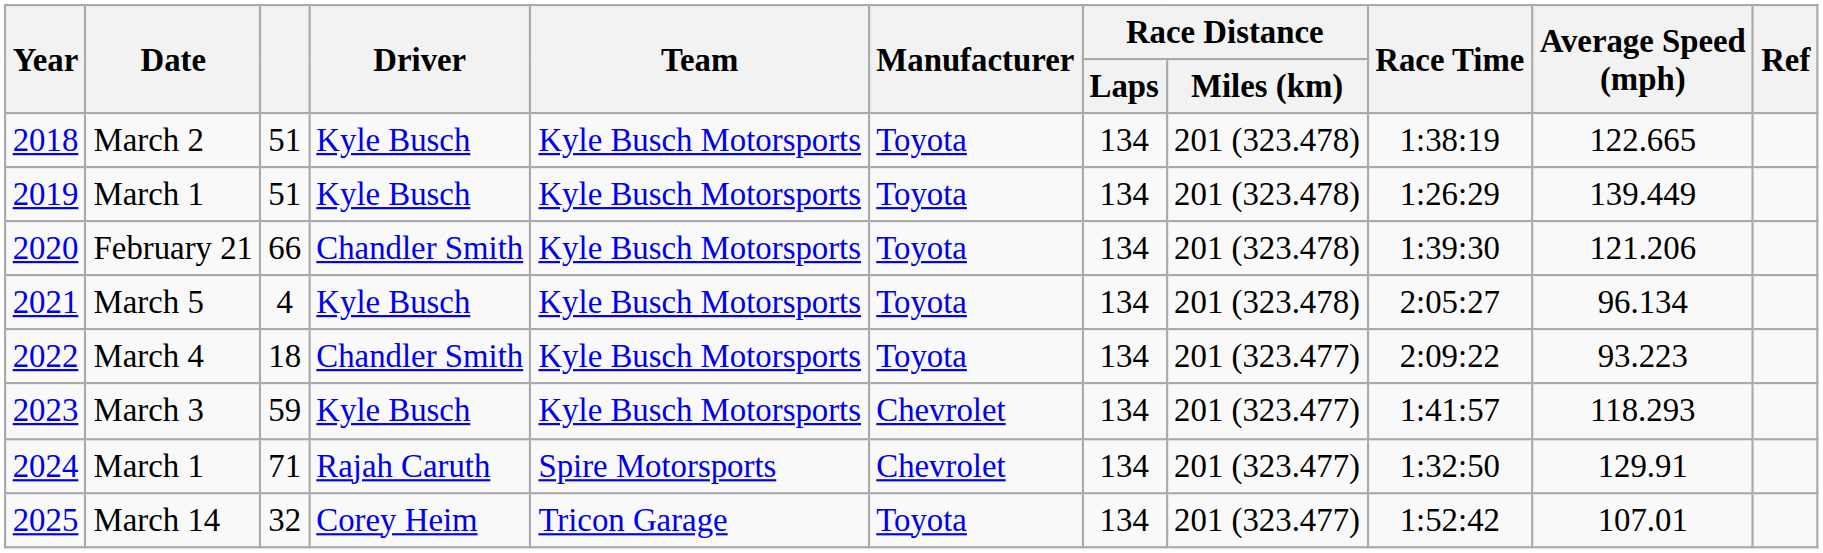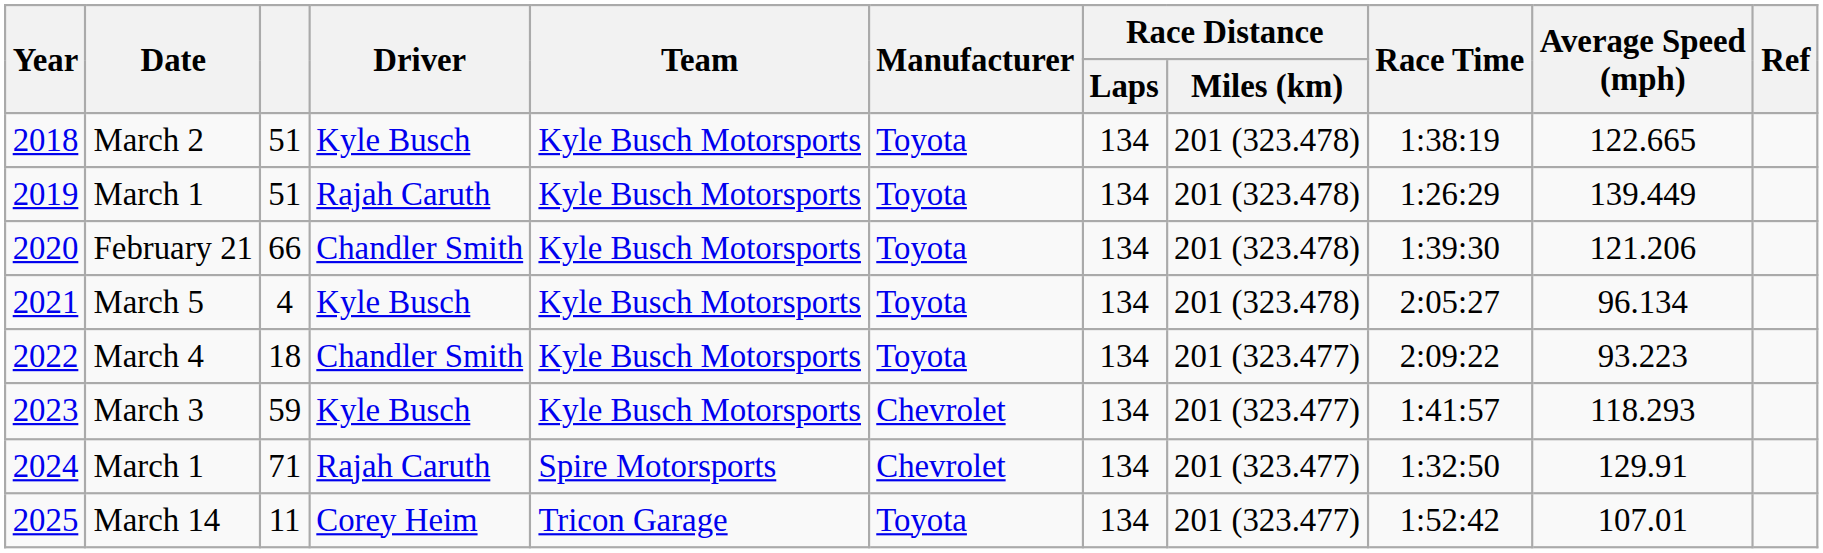(393, 194) Kyle Busch -> (403, 194) Rajah Caruth
(285, 518) 32 -> (285, 518) 11
